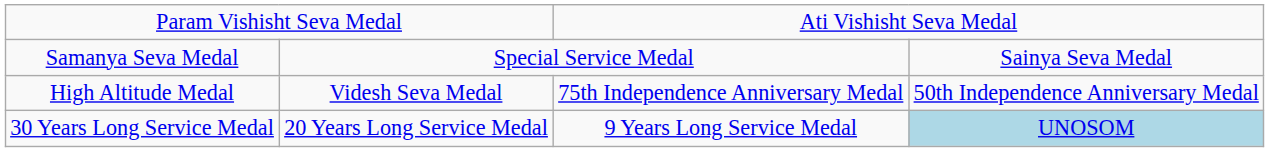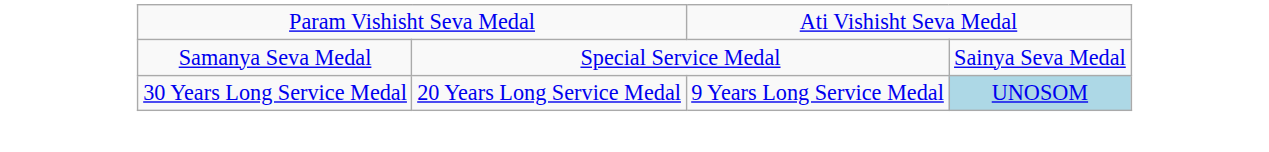- row: (142, 92)
